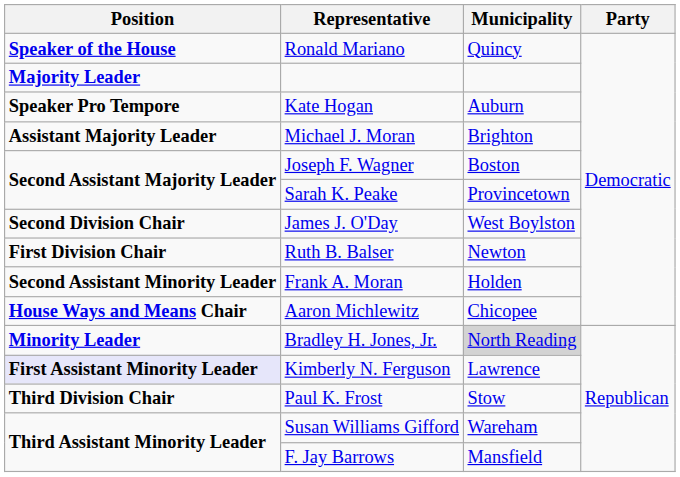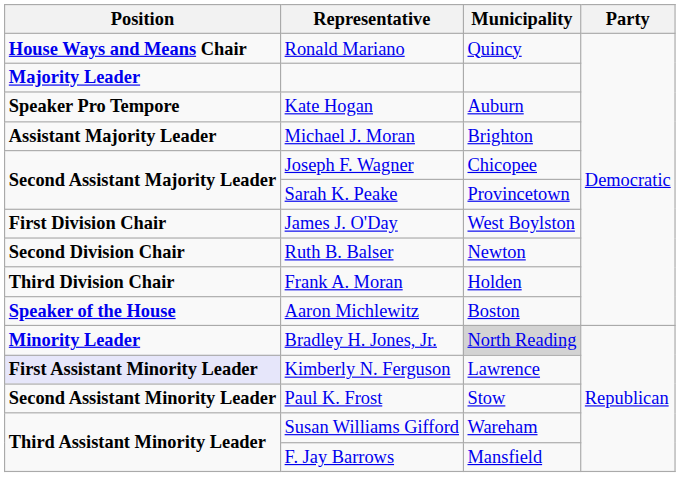(92, 48) Speaker of the House -> (128, 48) House Ways and Means Chair
(494, 164) Boston -> (502, 164) Chicopee
(97, 223) Second Division Chair -> (88, 223) First Division Chair
(88, 252) First Division Chair -> (97, 252) Second Division Chair
(142, 281) Second Assistant Minority Leader -> (92, 281) Third Division Chair
(128, 310) House Ways and Means Chair -> (92, 310) Speaker of the House
(502, 310) Chicopee -> (494, 310) Boston
(92, 398) Third Division Chair -> (142, 398) Second Assistant Minority Leader
